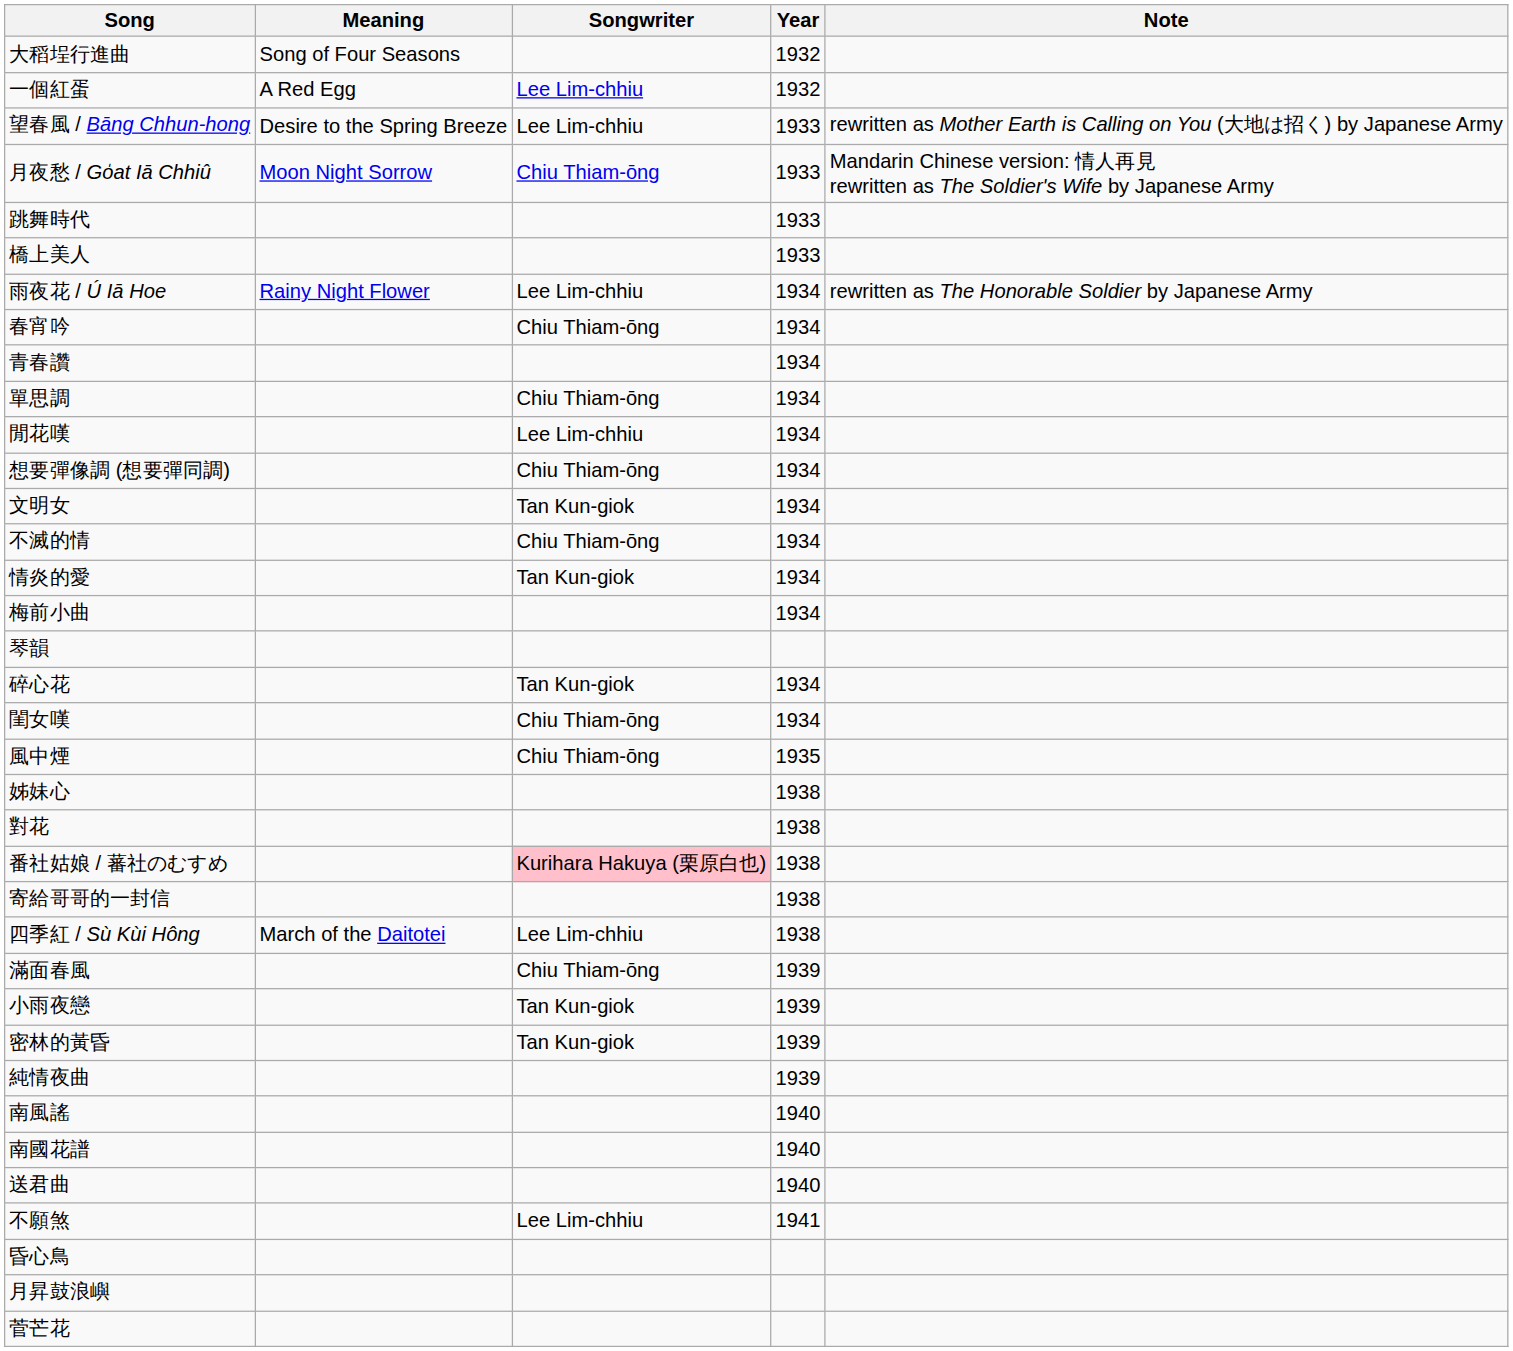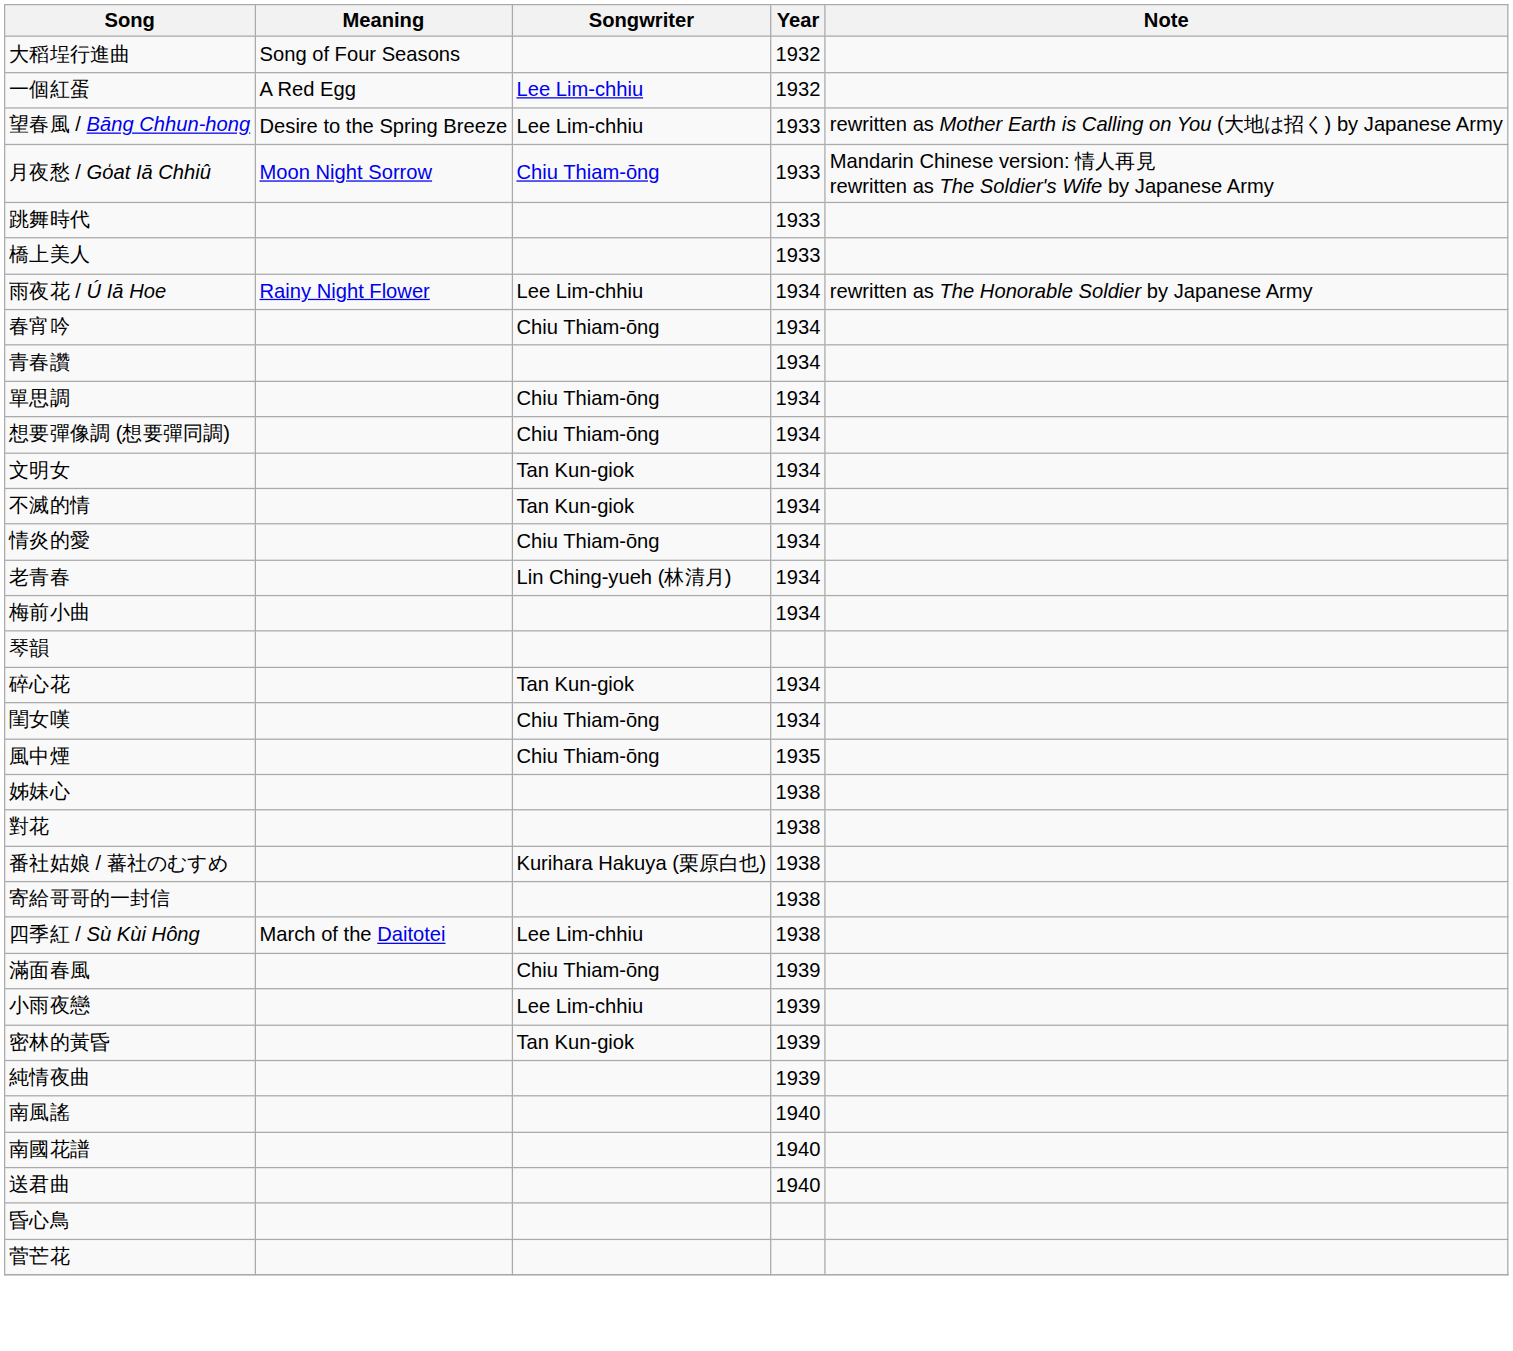- row: (40, 433)
(588, 541) Chiu Thiam-ōng -> (575, 506) Tan Kun-giok
(575, 577) Tan Kun-giok -> (588, 541) Chiu Thiam-ōng
+ row: (40, 576)
(641, 862) pink background -> (641, 862) no background
(575, 1006) Tan Kun-giok -> (580, 1006) Lee Lim-chhiu
- row: (40, 1220)
- row: (60, 1291)
